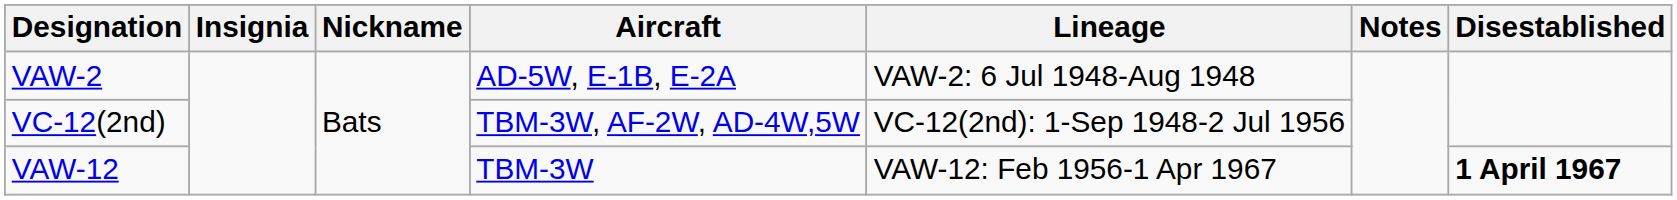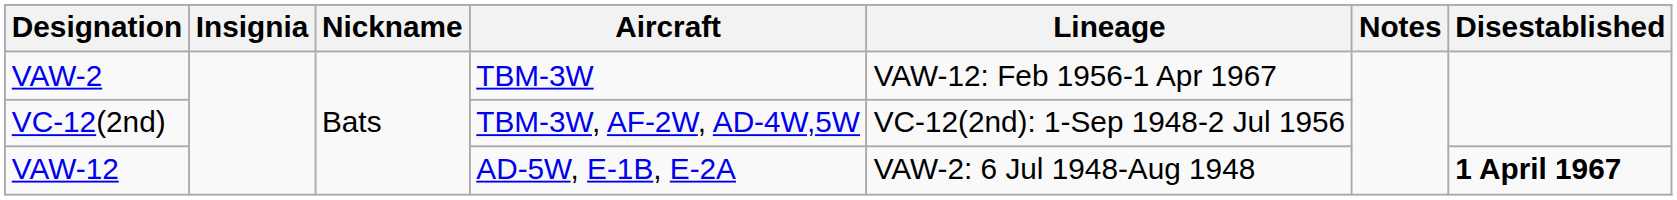(606, 75) AD-5W, E-1B, E-2A -> (535, 75) TBM-3W
(1064, 75) VAW-2: 6 Jul 1948-Aug 1948 -> (1075, 75) VAW-12: Feb 1956-1 Apr 1967
(535, 169) TBM-3W -> (606, 169) AD-5W, E-1B, E-2A
(1075, 169) VAW-12: Feb 1956-1 Apr 1967 -> (1064, 169) VAW-2: 6 Jul 1948-Aug 1948
